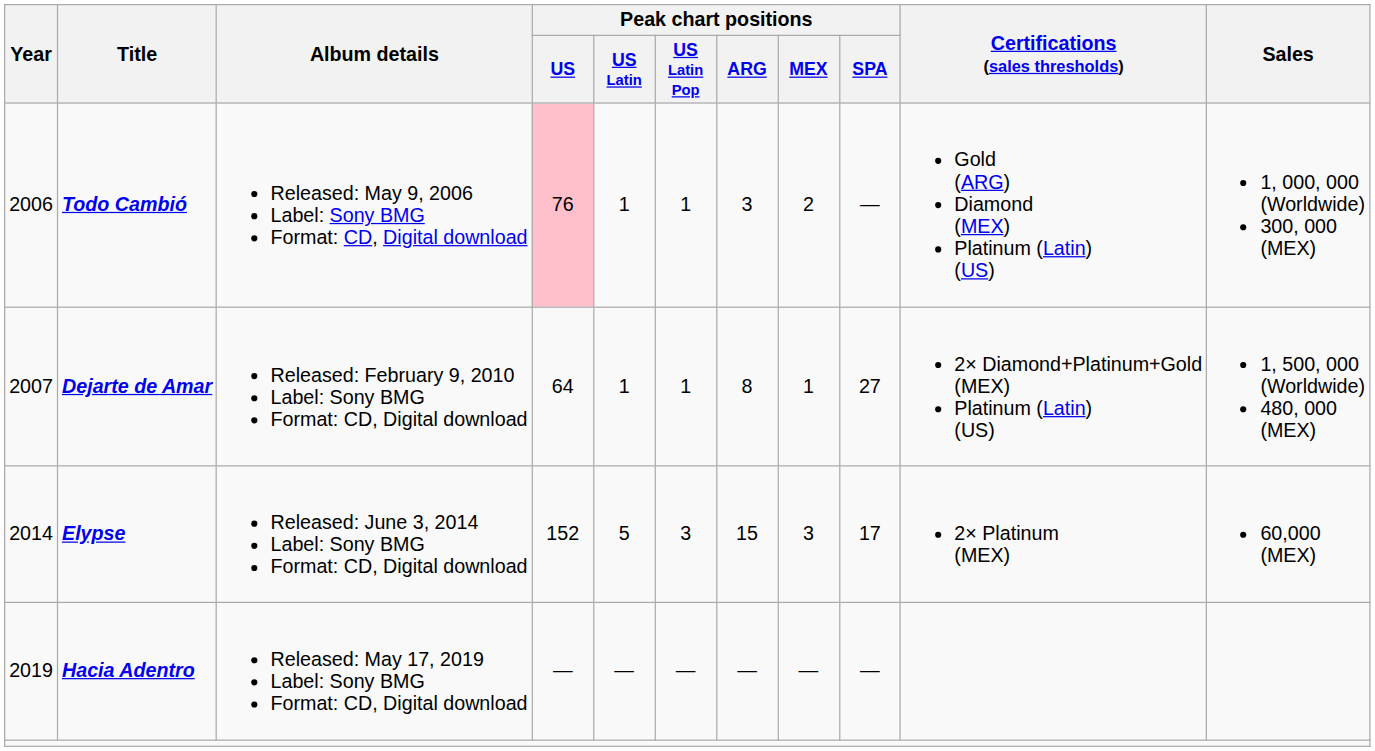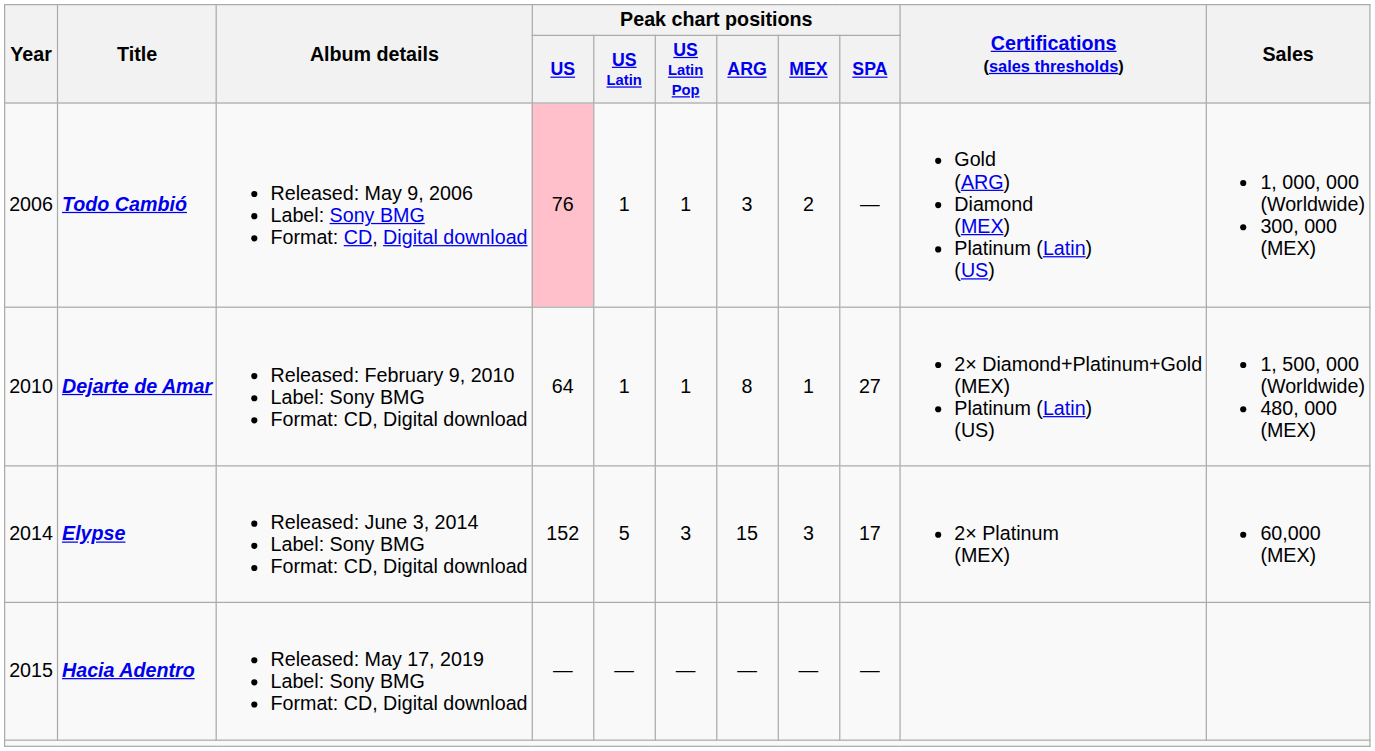(31, 386) 2007 -> (31, 386) 2010
(31, 671) 2019 -> (31, 671) 2015
